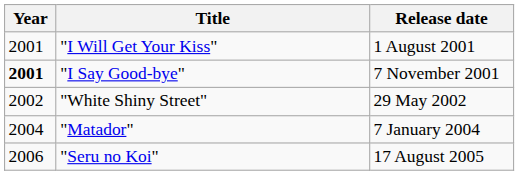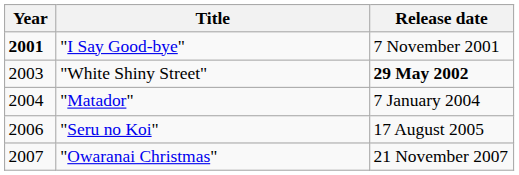- row: (139, 45)
(26, 101) 2002 -> (26, 73) 2003
(420, 101) normal -> (421, 73) bold
+ row: (139, 156)
